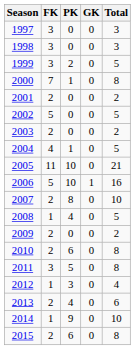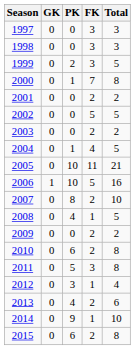columns swapped: (51, 13) <-> (91, 13)
